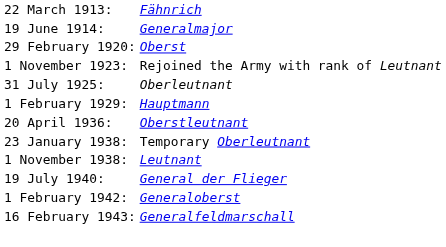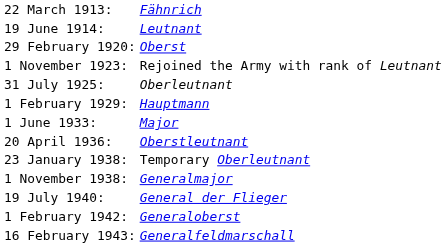(186, 28) Generalmajor -> (171, 28) Leutnant
+ row: (50, 122)
(171, 160) Leutnant -> (186, 179) Generalmajor
